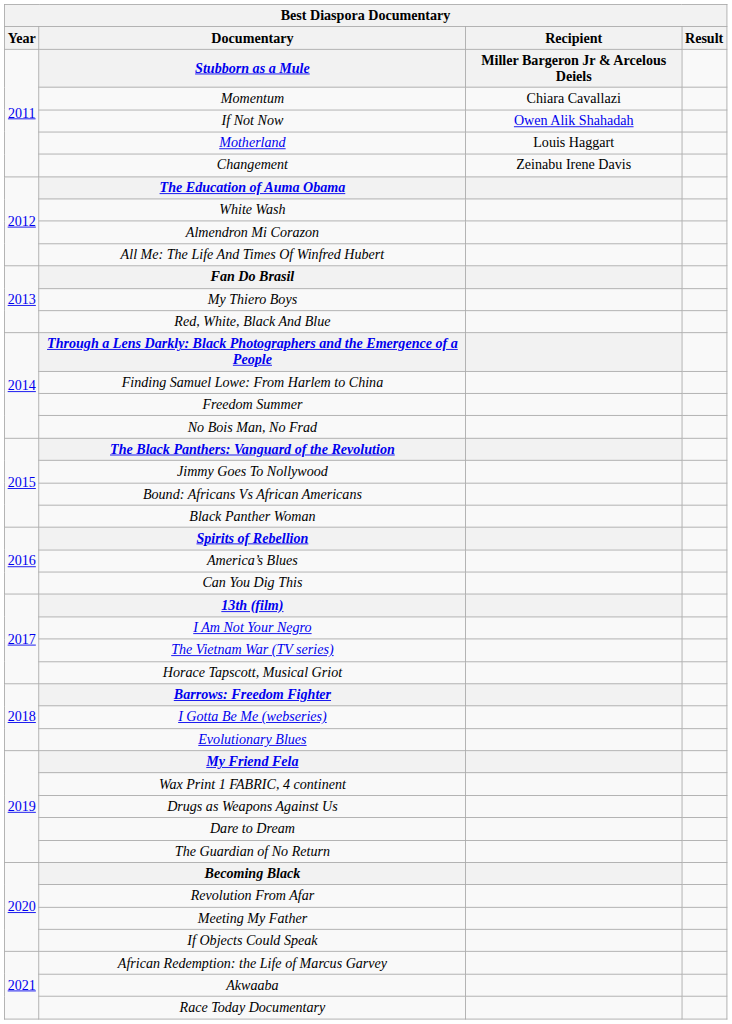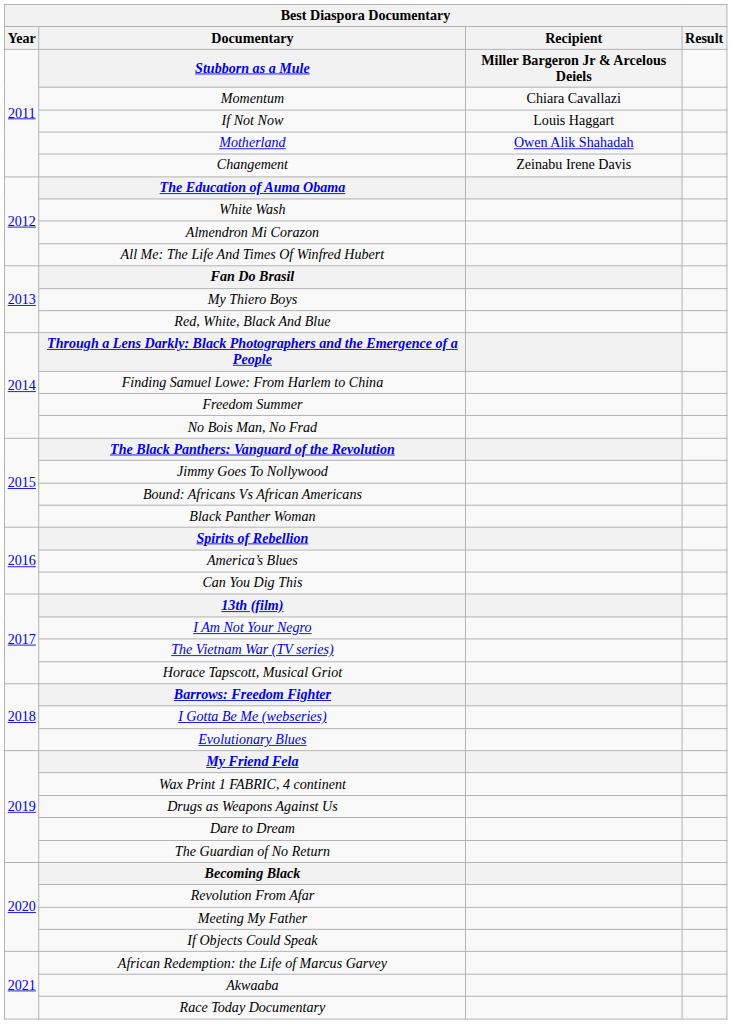(574, 120) Owen Alik Shahadah -> (574, 120) Louis Haggart
(574, 143) Louis Haggart -> (574, 143) Owen Alik Shahadah
